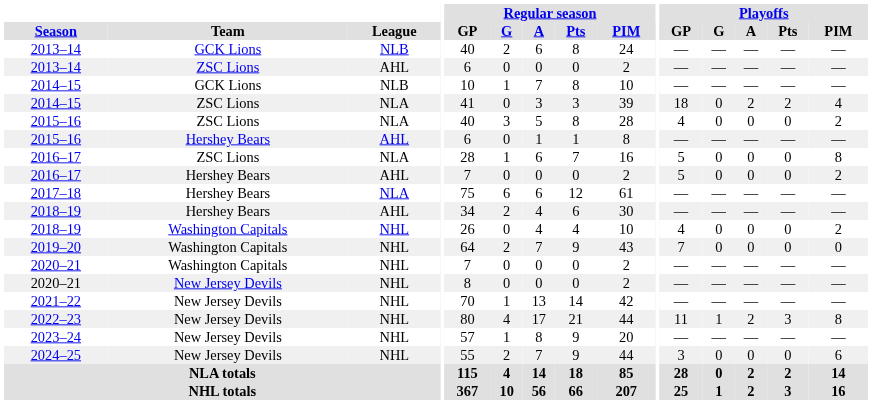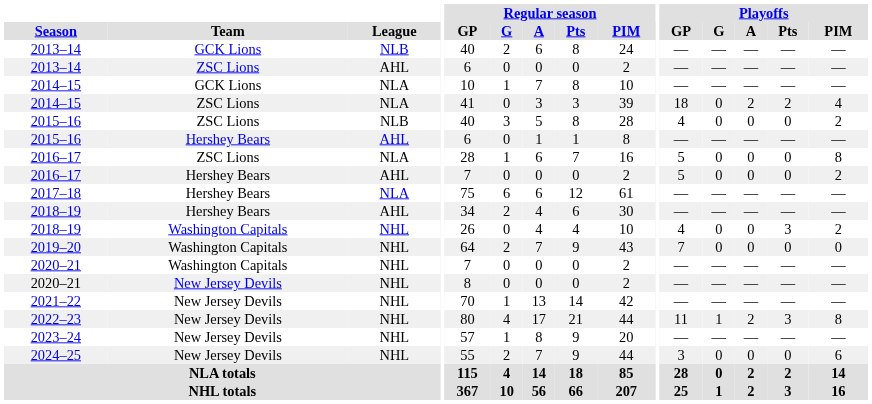(394, 85) NLB -> (394, 85) NLA
(394, 121) NLA -> (394, 121) NLB
(788, 229) 0 -> (788, 229) 3
